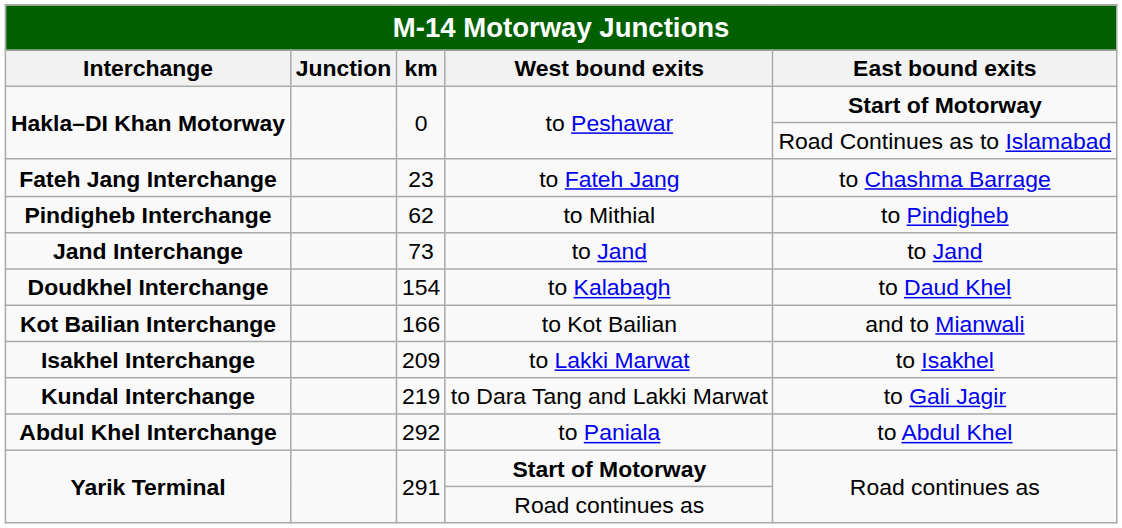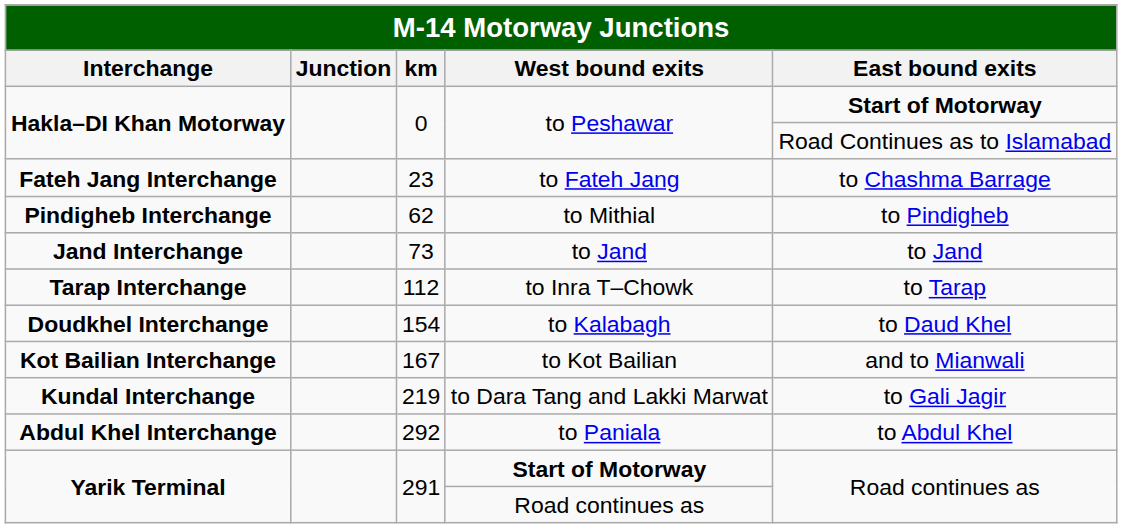+ row: (148, 287)
(421, 323) 166 -> (421, 360) 167
- row: (148, 360)
